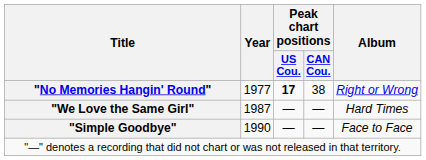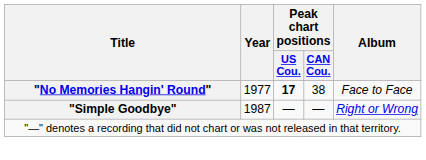(377, 90) Right or Wrong -> (377, 90) Face to Face
- row: (123, 109)
(257, 128) 1990 -> (257, 109) 1987
(377, 128) Face to Face -> (377, 109) Right or Wrong
